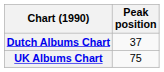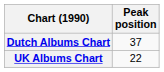(136, 59) 75 -> (136, 59) 22
